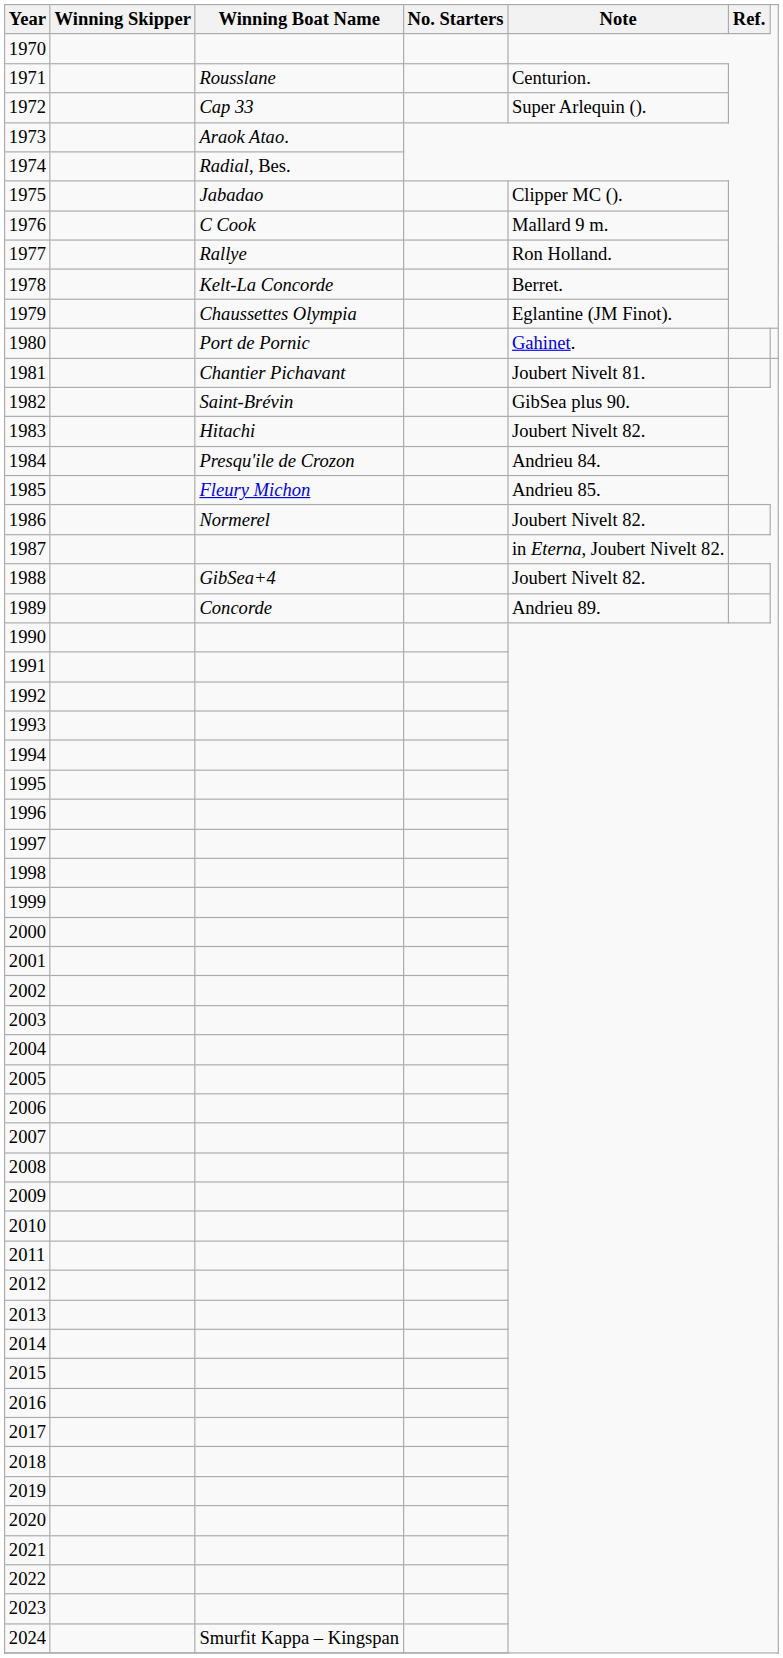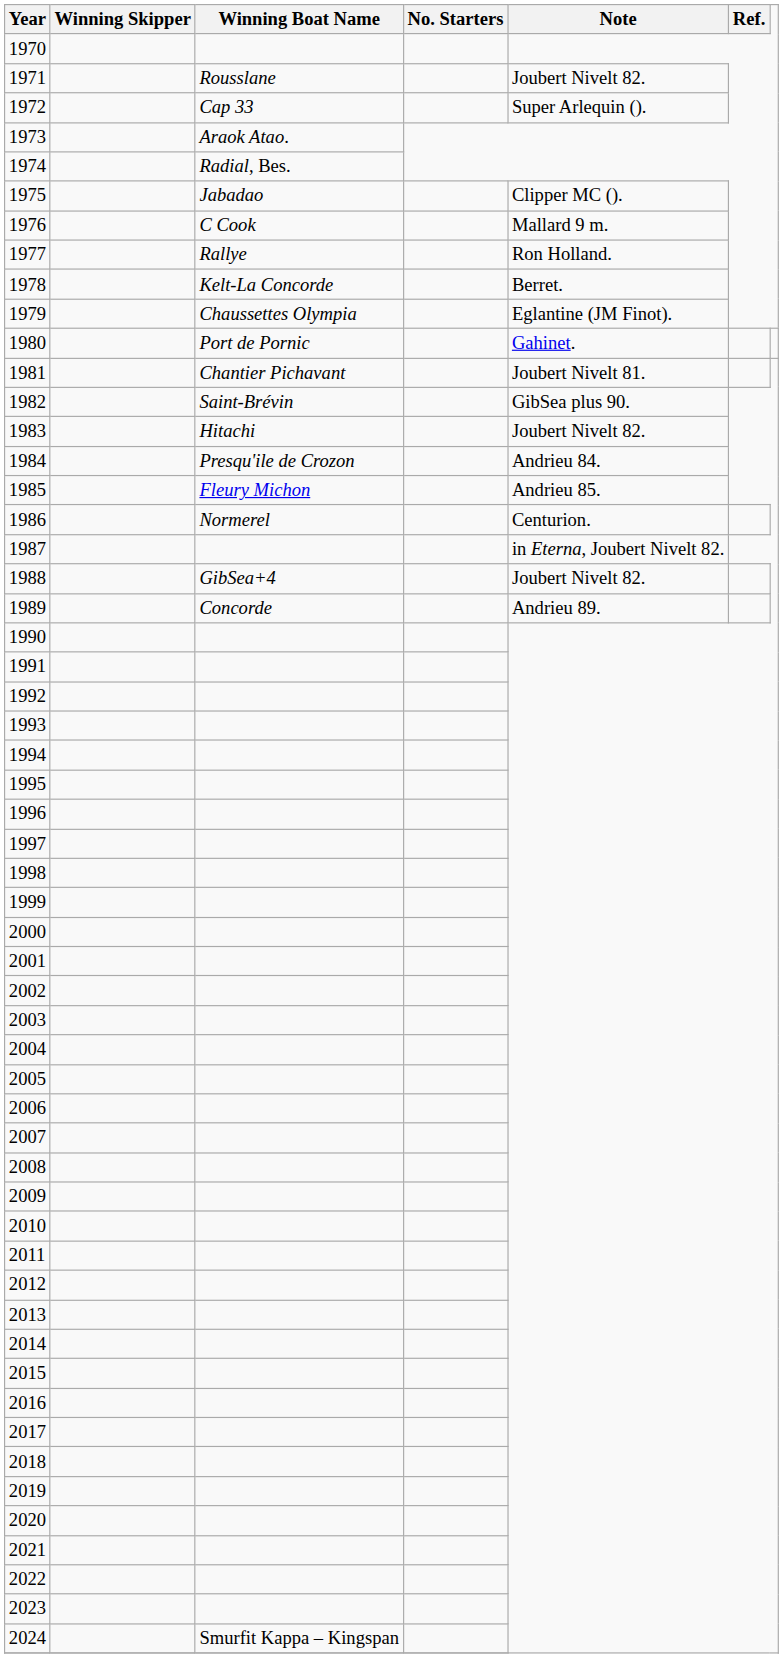(551, 78) Centurion. -> (579, 78) Joubert Nivelt 82.
(579, 519) Joubert Nivelt 82. -> (551, 519) Centurion.
